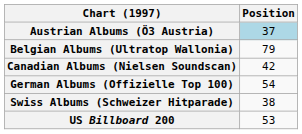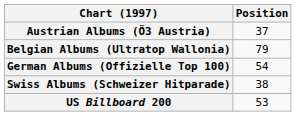(269, 31) lightblue background -> (262, 31) no background
- row: (122, 67)
